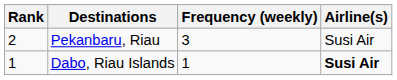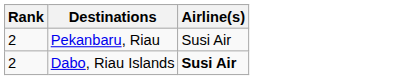- column: (250, 16)
(12, 63) 1 -> (12, 63) 2
